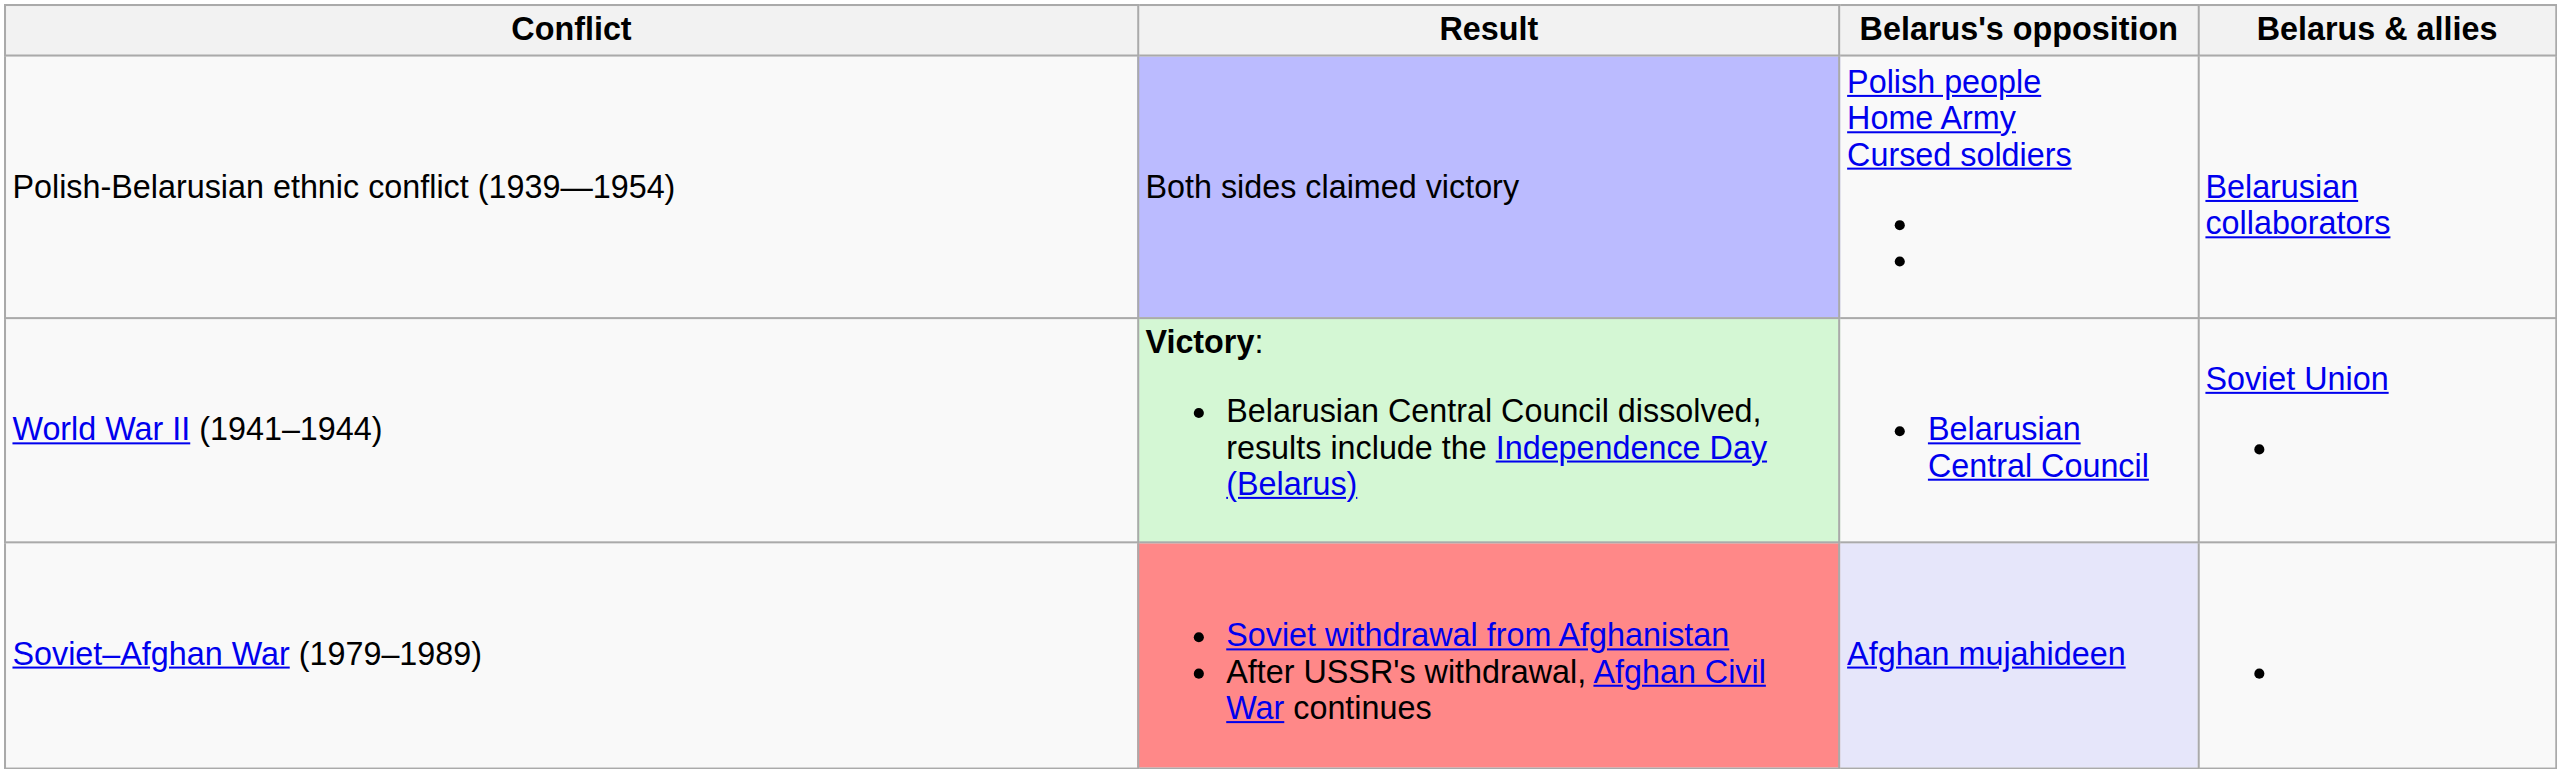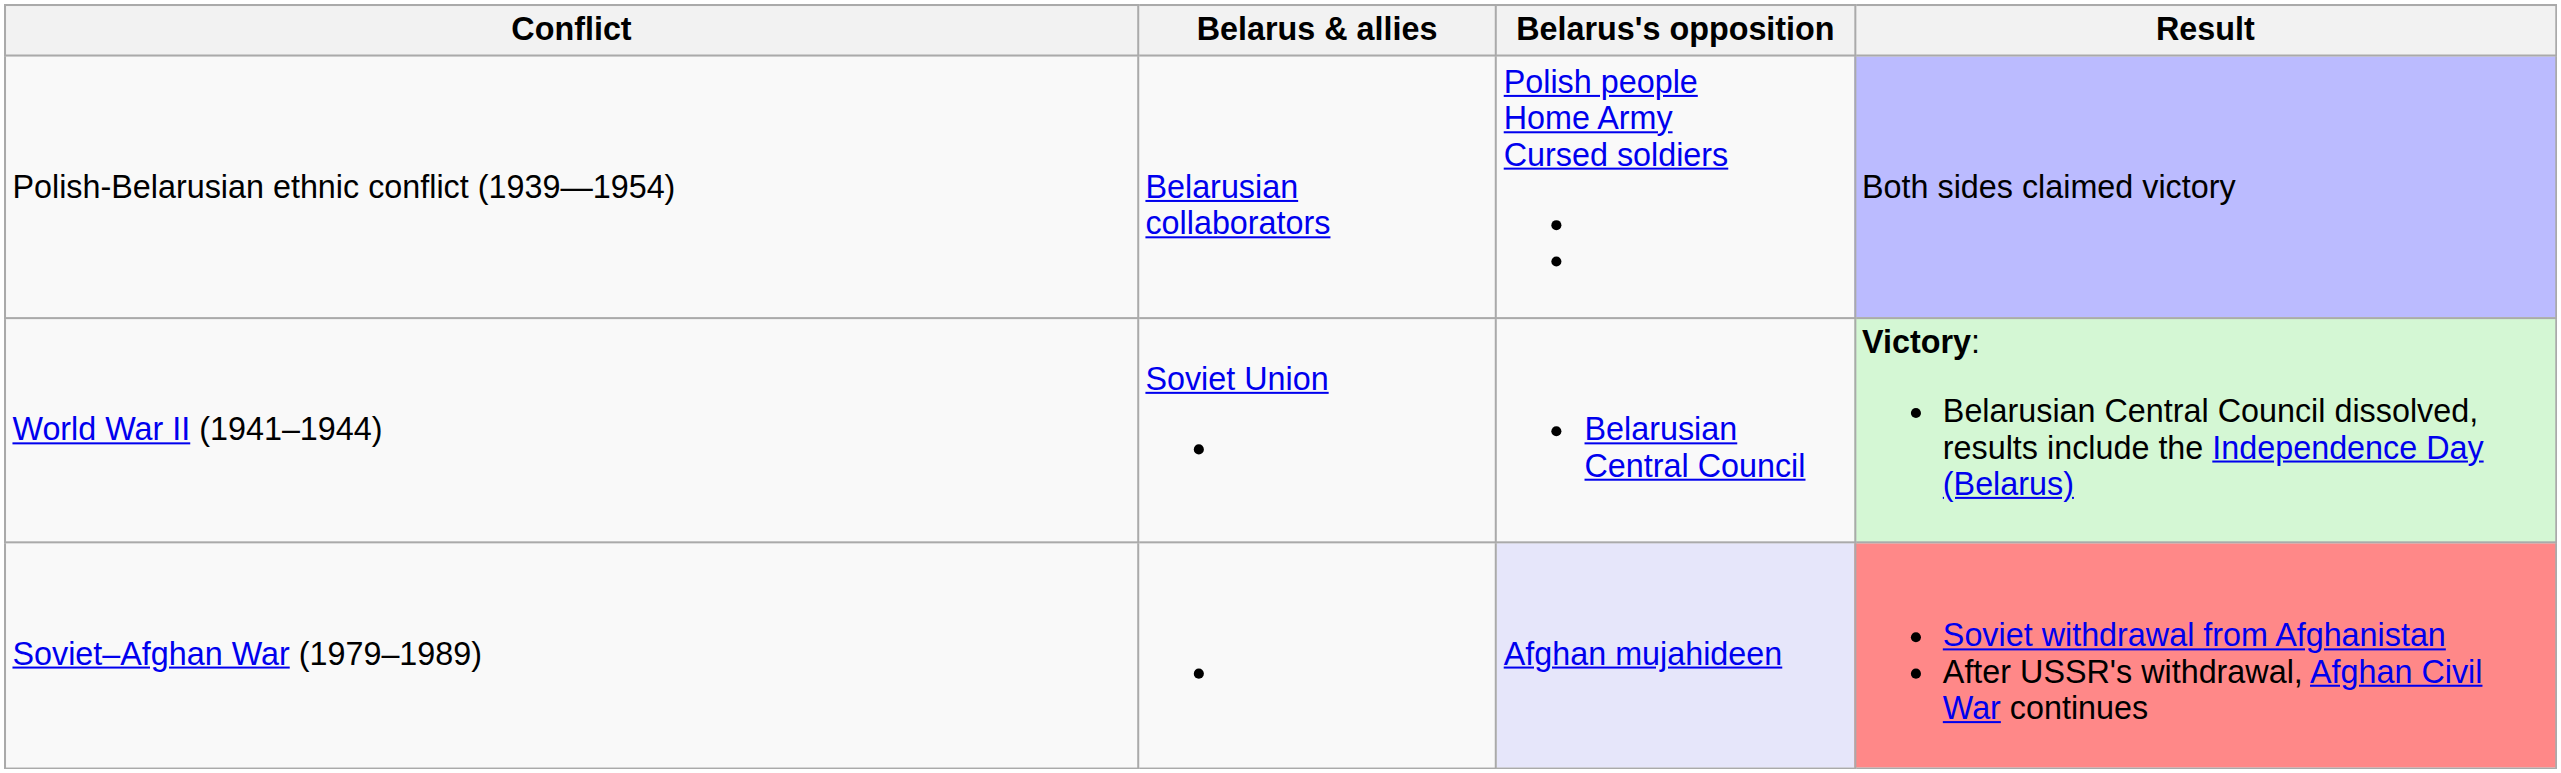columns swapped: (2377, 30) <-> (1489, 30)
